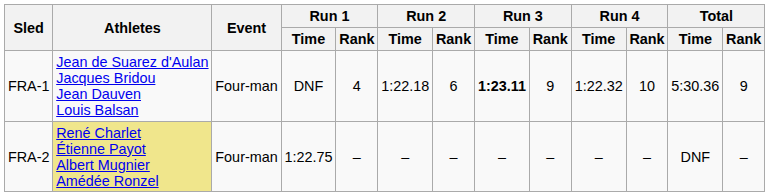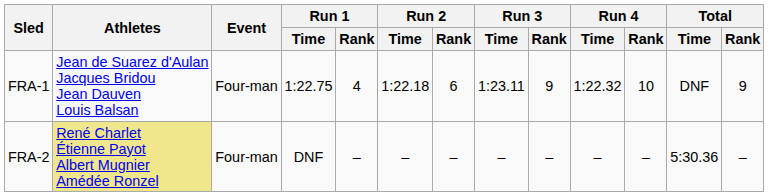(308, 86) DNF -> (308, 86) 1:22.75
(502, 86) bold -> (501, 86) normal
(695, 86) 5:30.36 -> (694, 86) DNF
(308, 157) 1:22.75 -> (308, 157) DNF
(695, 157) DNF -> (694, 157) 5:30.36
